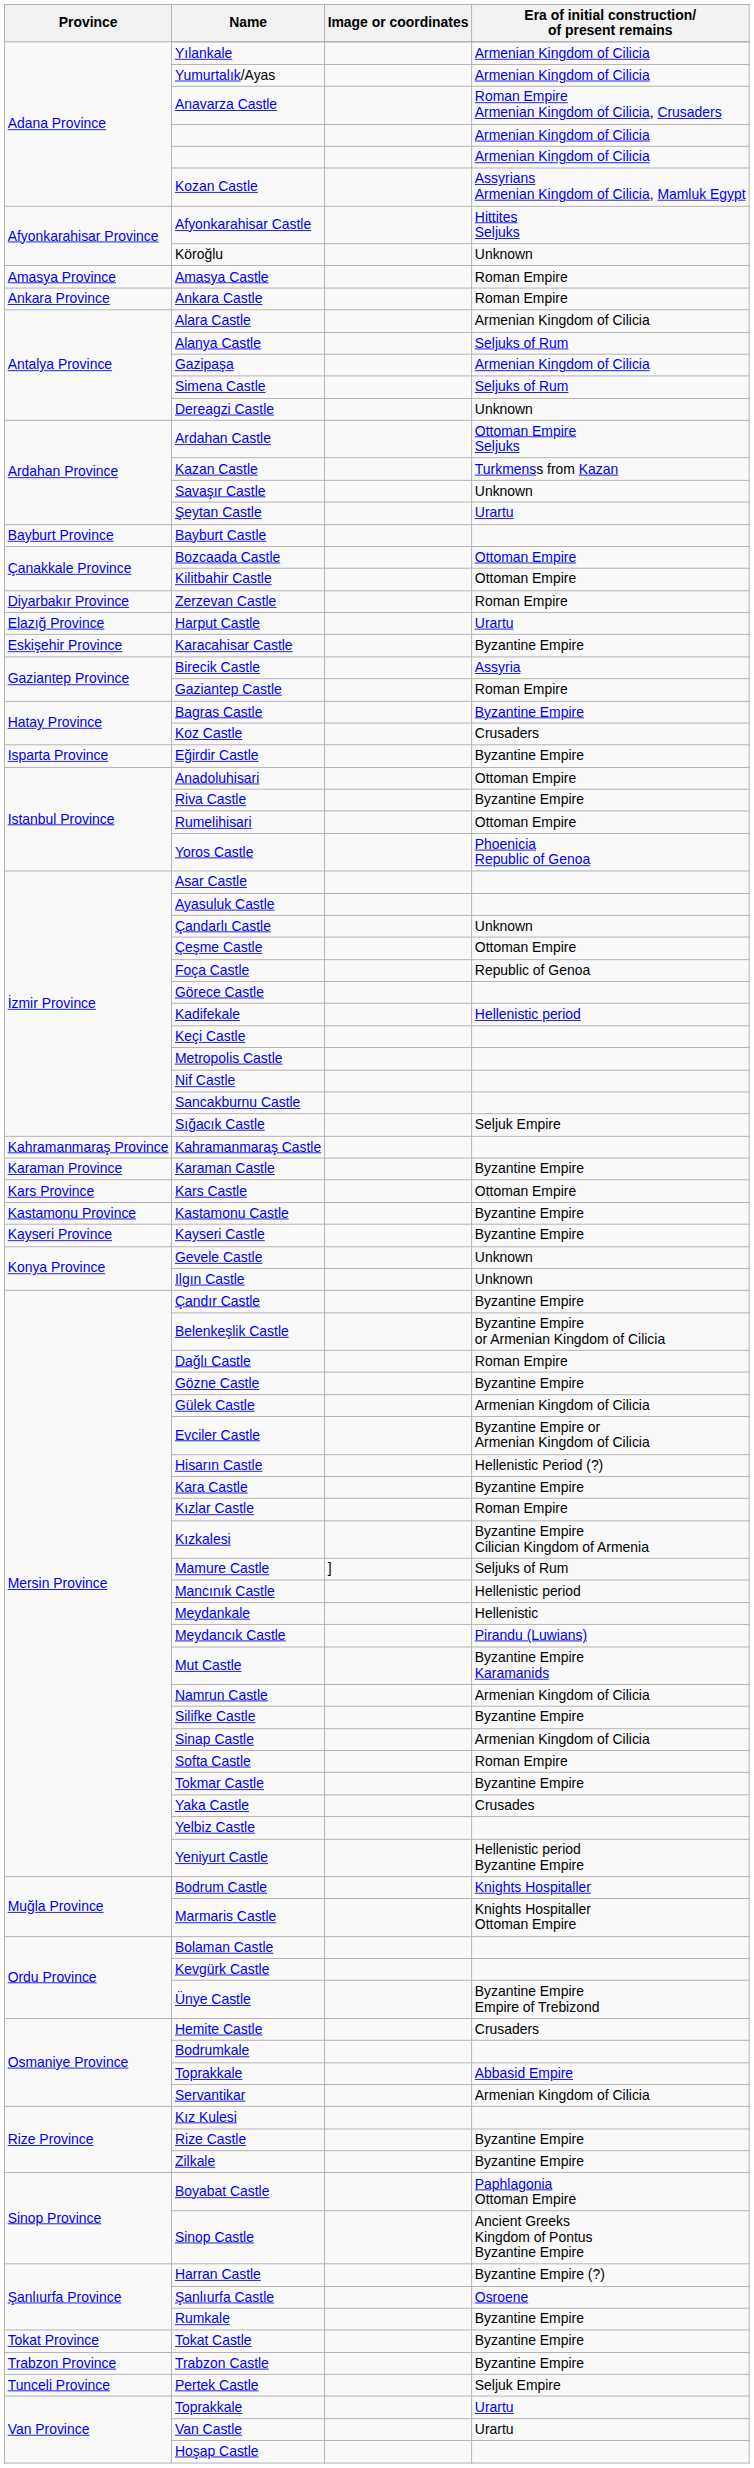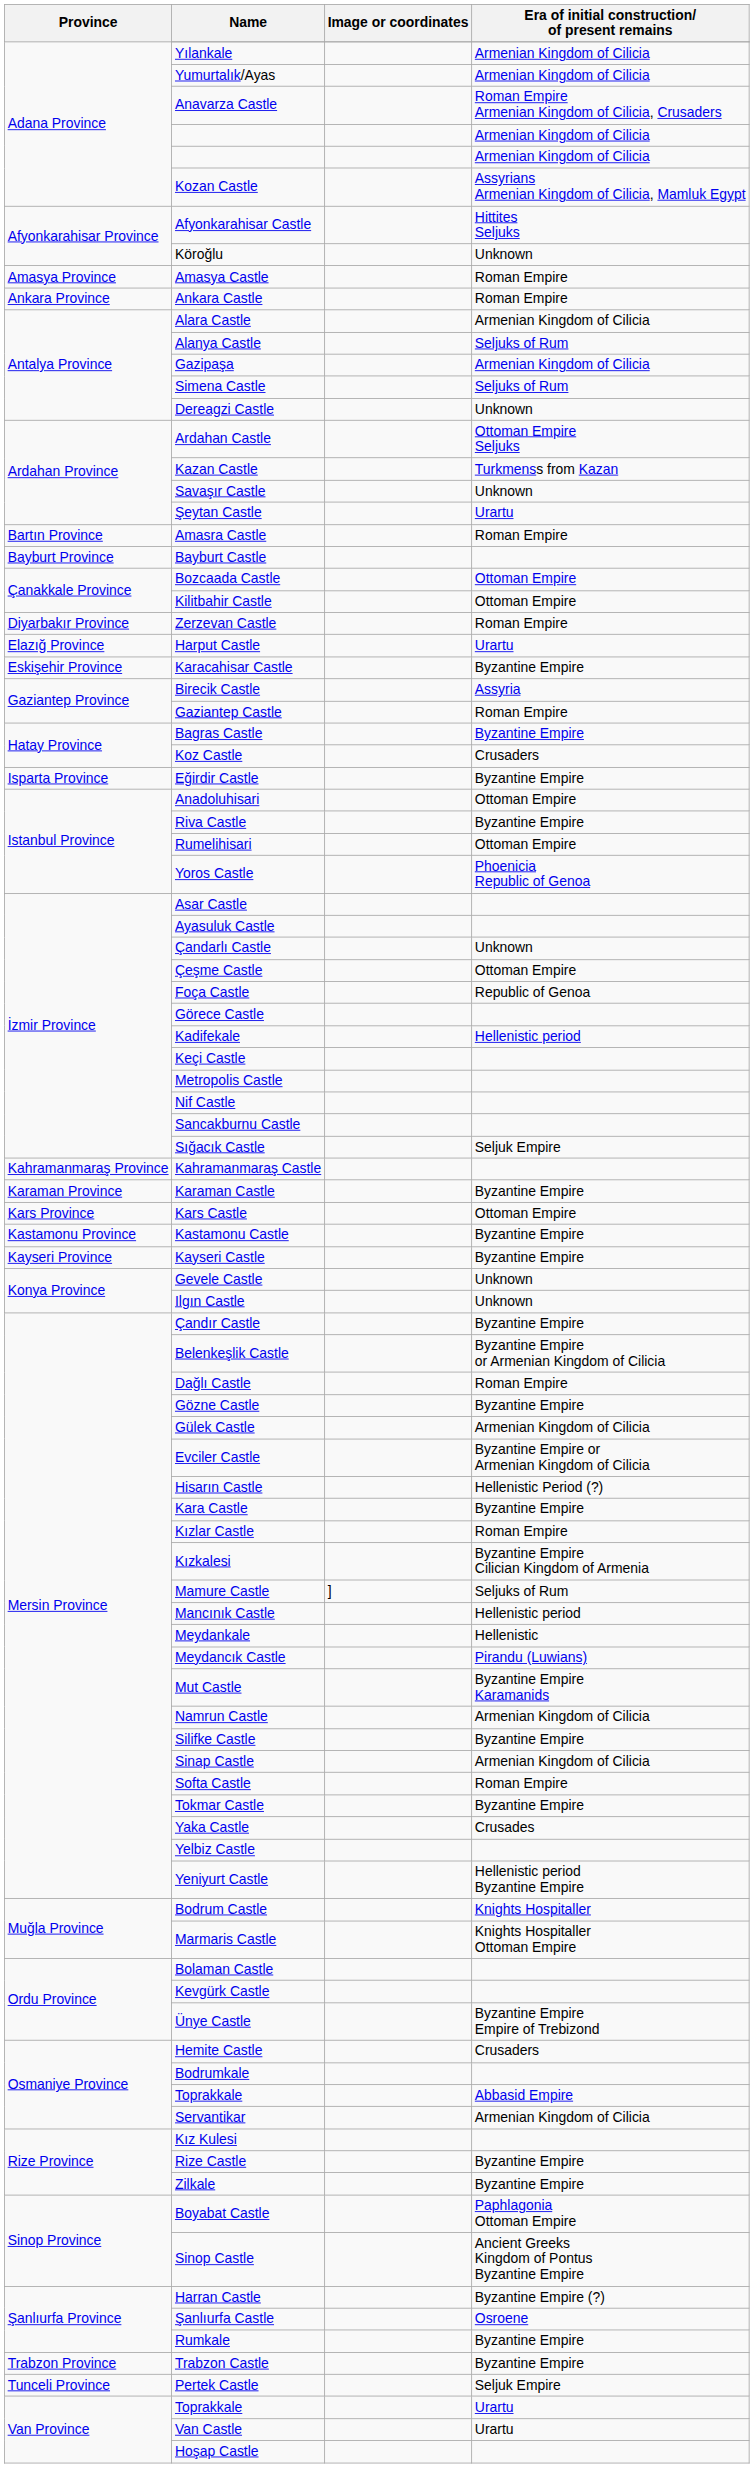+ row: (221, 535)
- row: (213, 2341)
